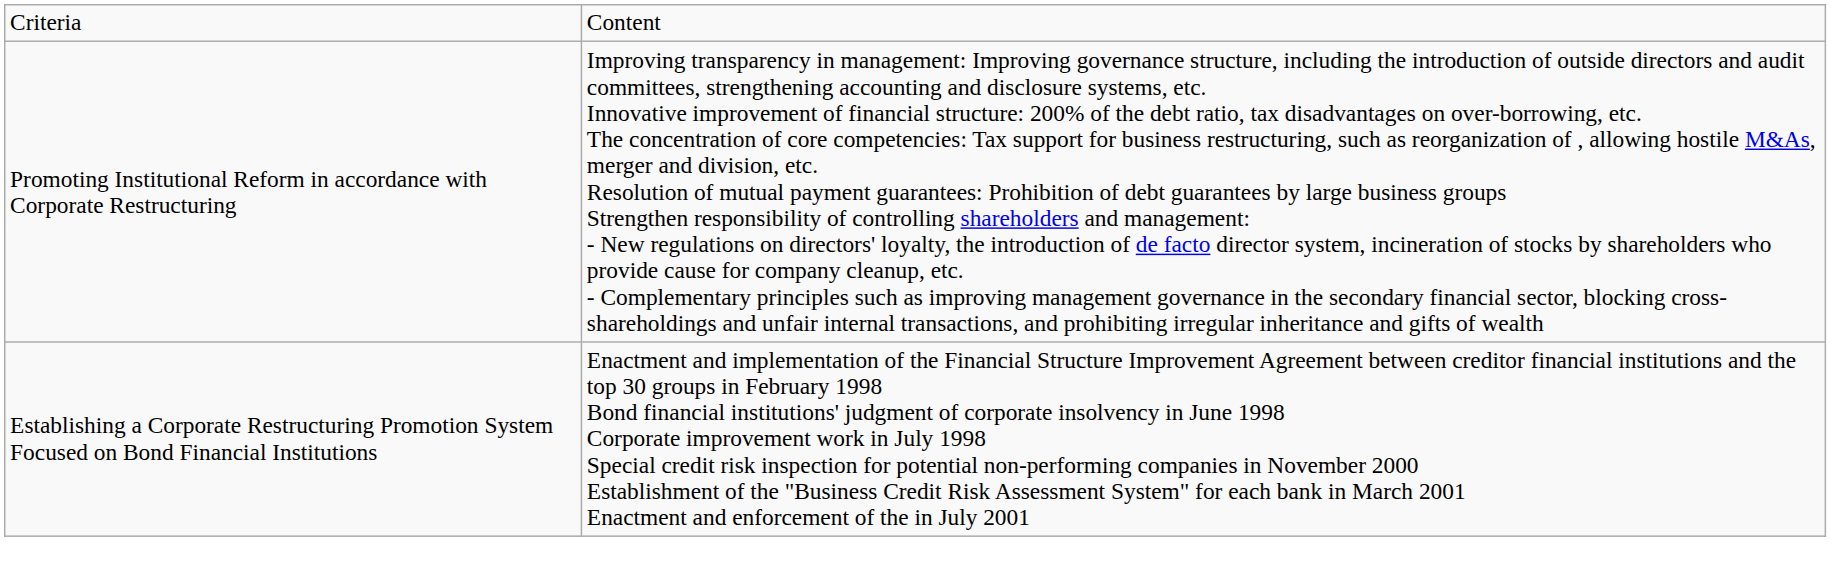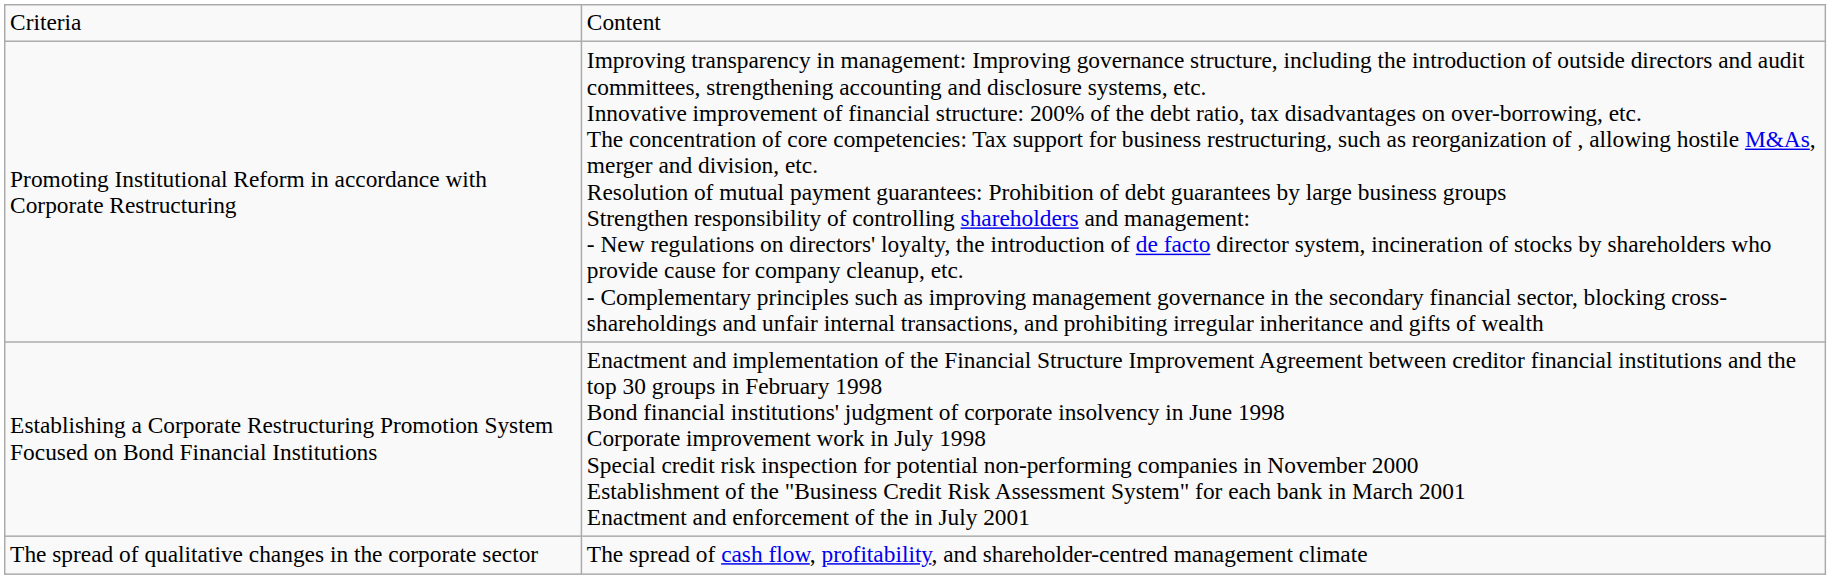+ row: (274, 554)
